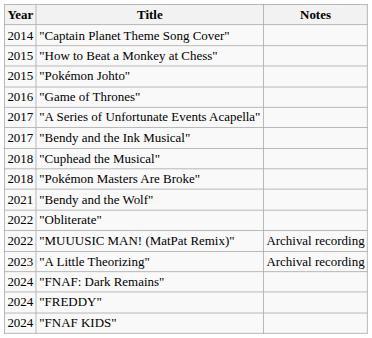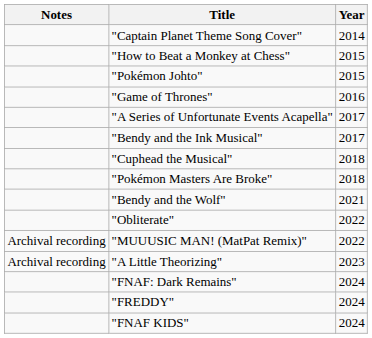columns swapped: (20, 14) <-> (315, 14)
